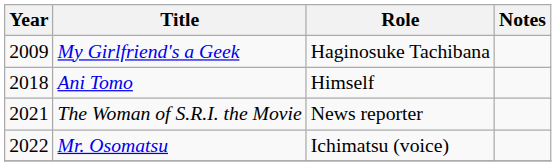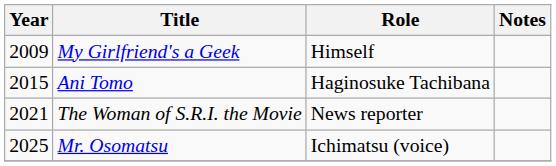(400, 51) Haginosuke Tachibana -> (342, 51) Himself
(29, 82) 2018 -> (29, 82) 2015
(342, 82) Himself -> (400, 82) Haginosuke Tachibana
(29, 144) 2022 -> (29, 144) 2025
